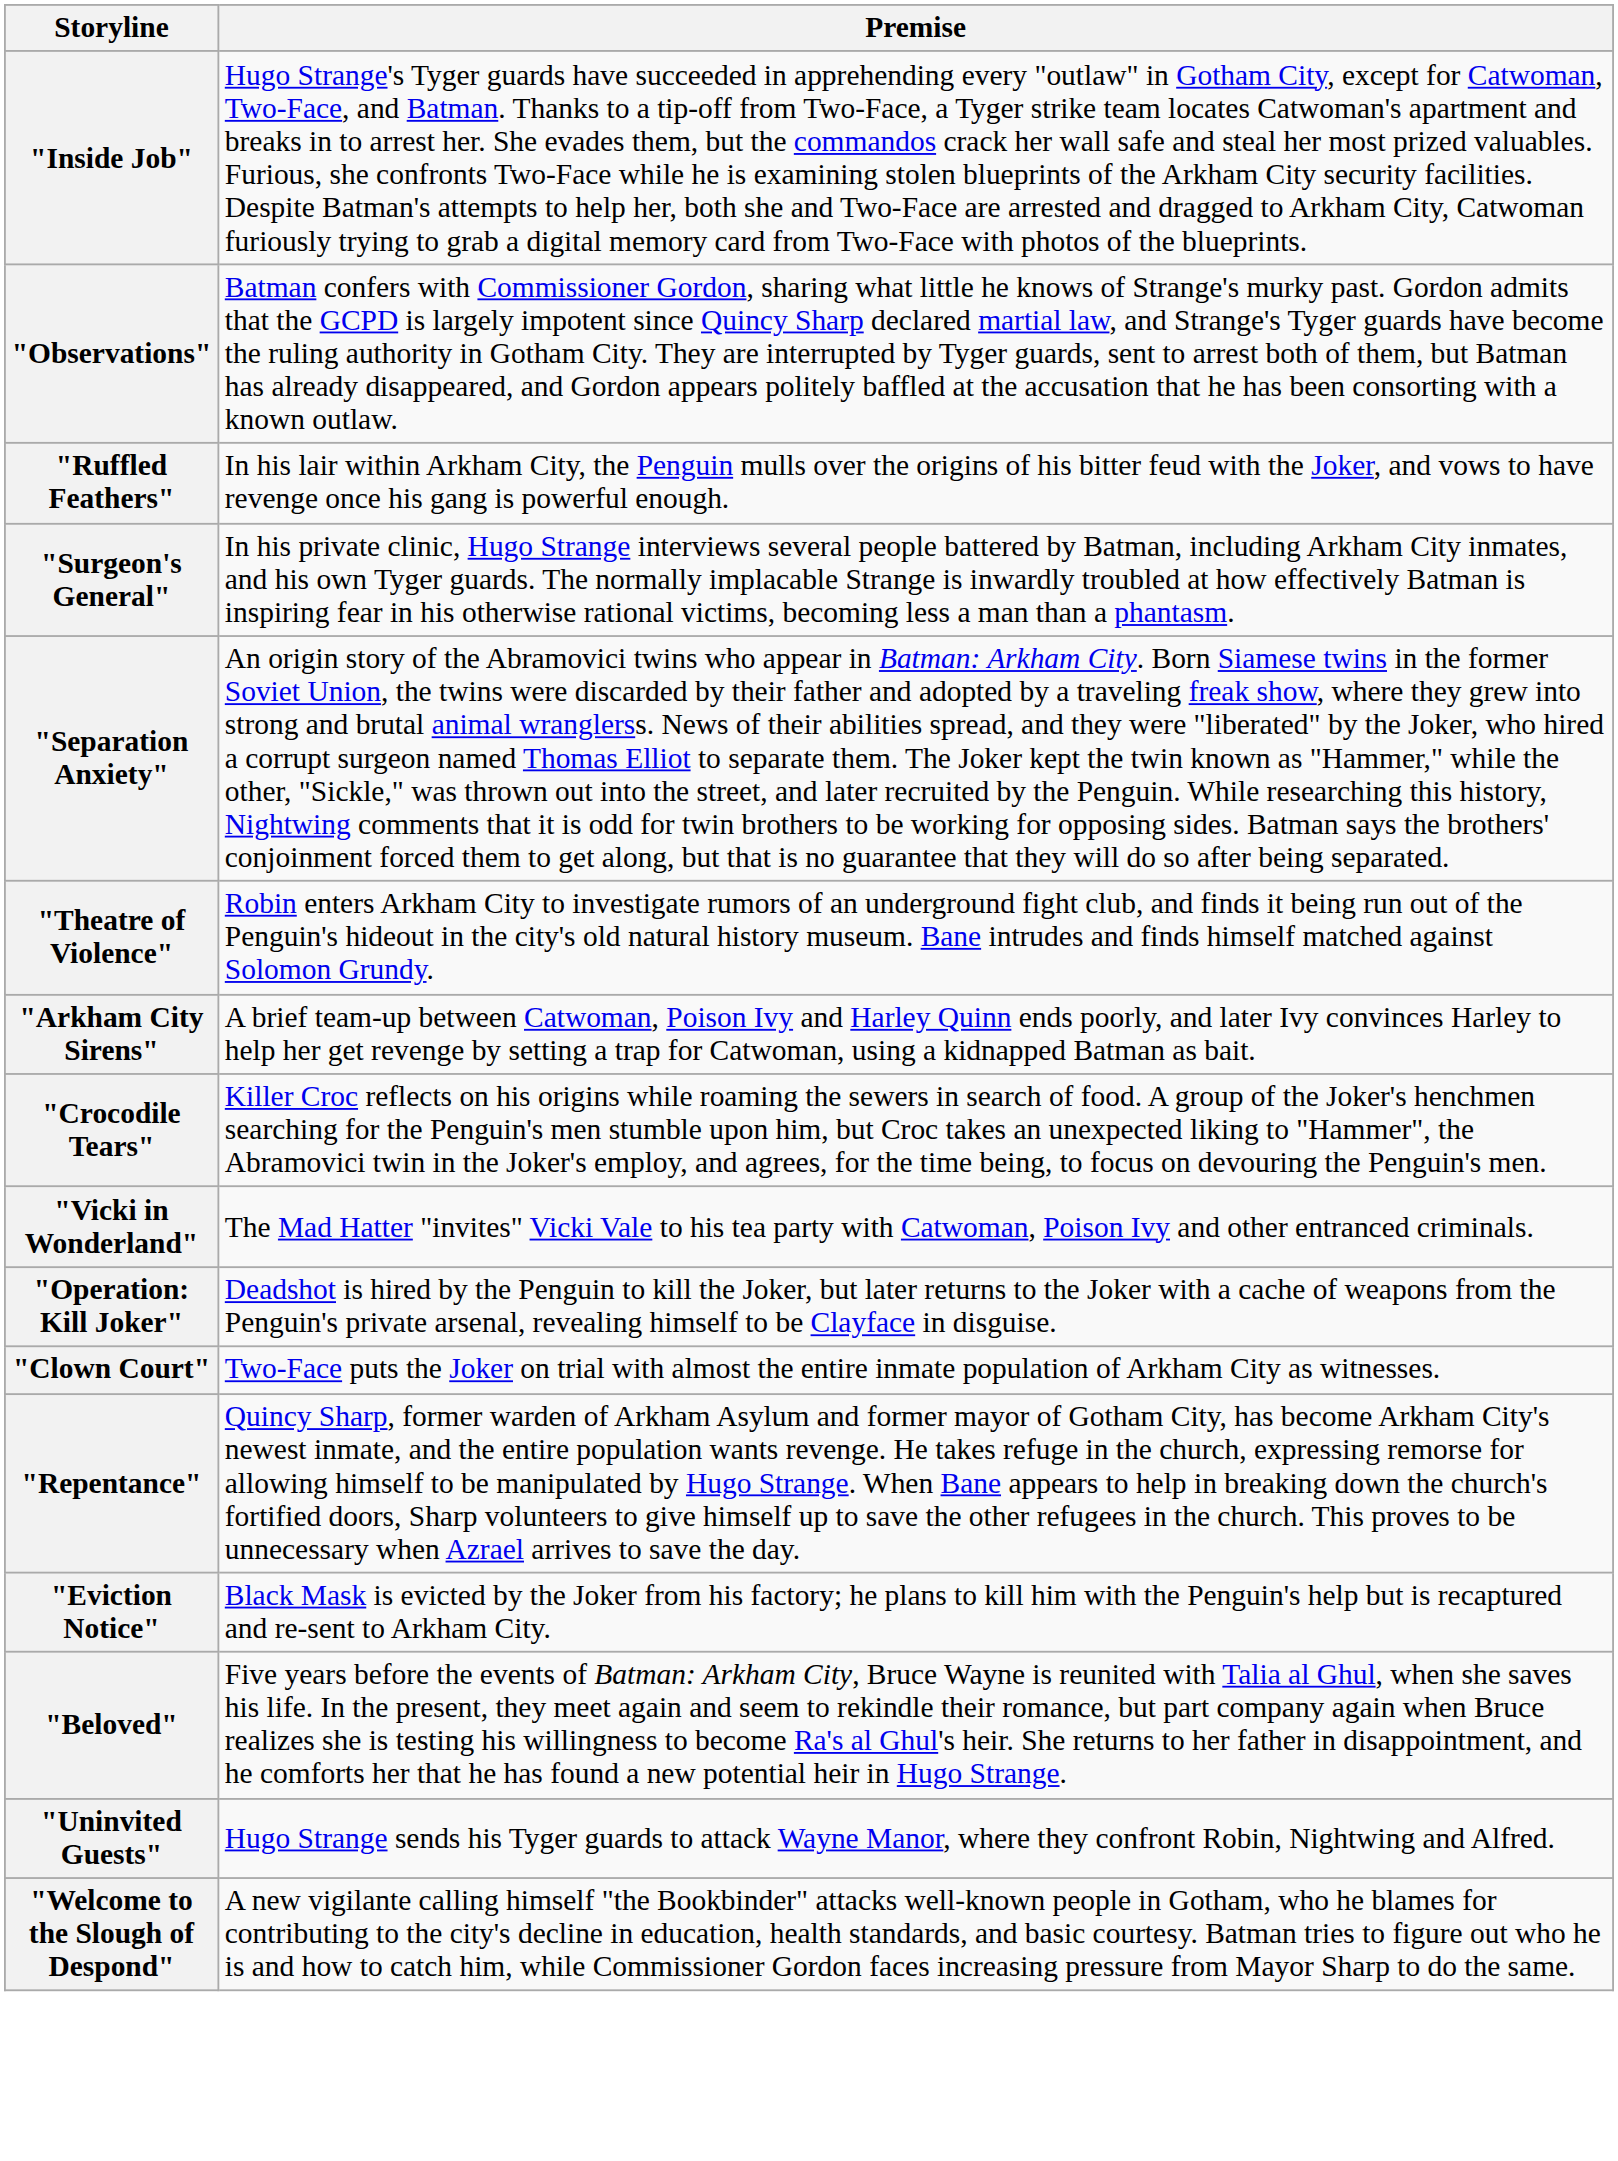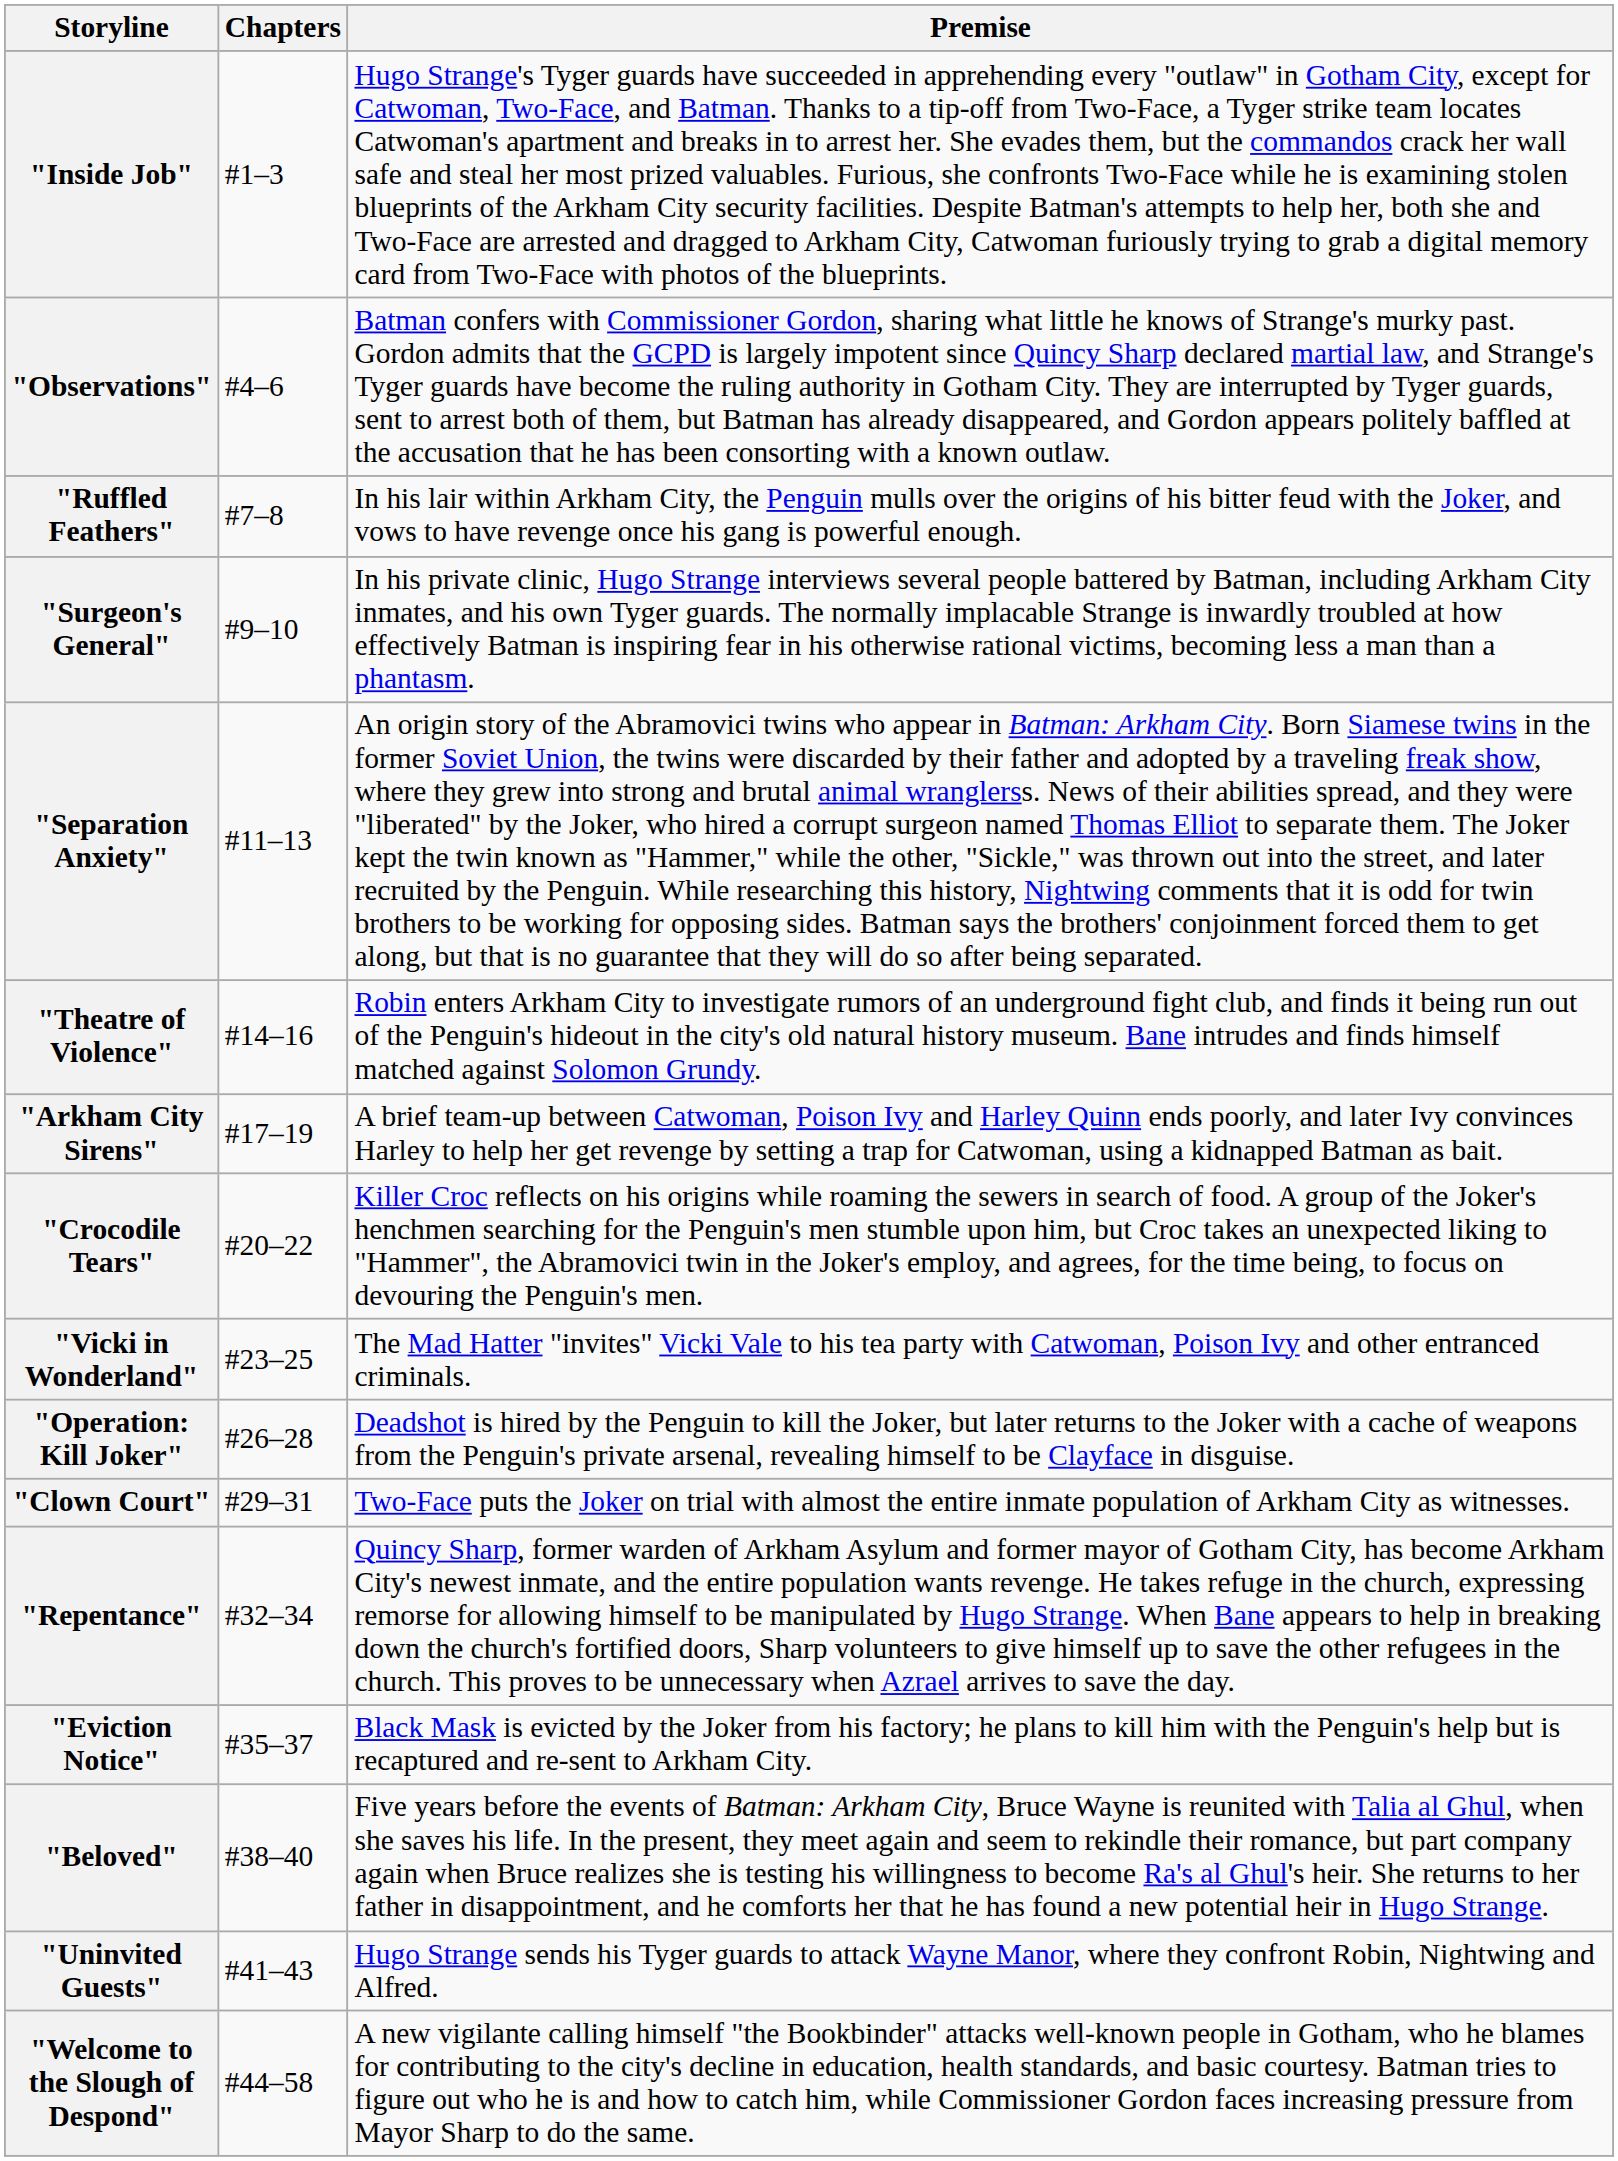+ column: (283, 27)
